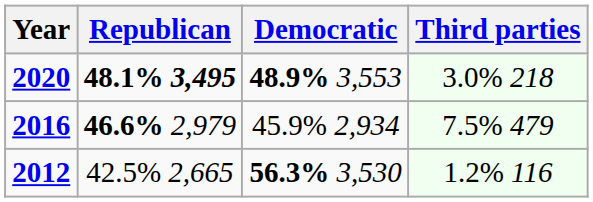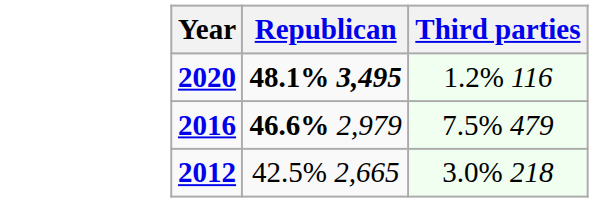- column: (326, 29)
(498, 77) 3.0% 218 -> (498, 77) 1.2% 116
(498, 173) 1.2% 116 -> (498, 173) 3.0% 218
